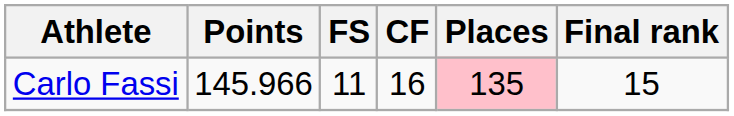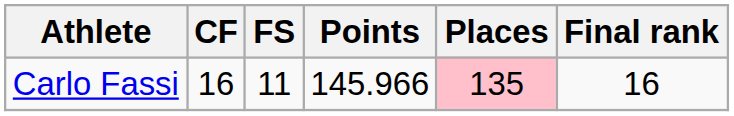columns swapped: (407, 31) <-> (253, 31)
(642, 83) 15 -> (642, 83) 16
